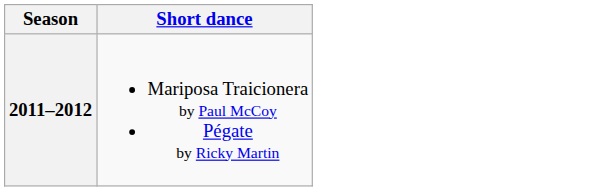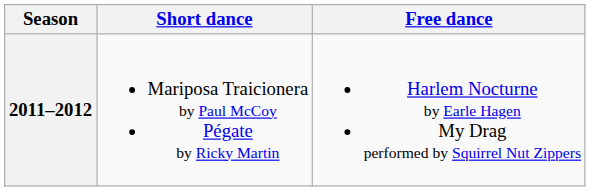+ column: (449, 19)
